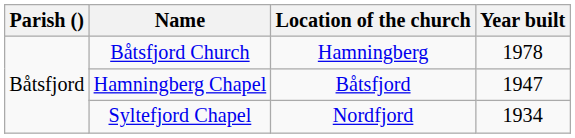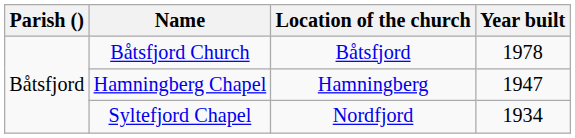(373, 52) Hamningberg -> (373, 52) Båtsfjord
(373, 84) Båtsfjord -> (373, 84) Hamningberg
